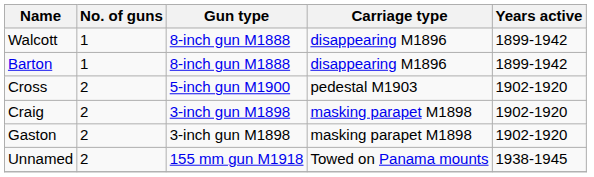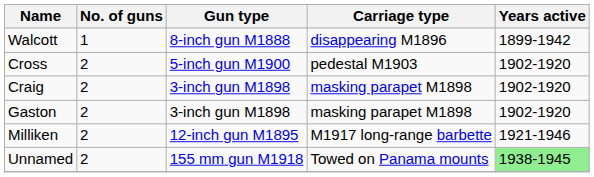- row: (30, 64)
+ row: (33, 135)
(531, 159) no background -> (535, 159) lightgreen background
